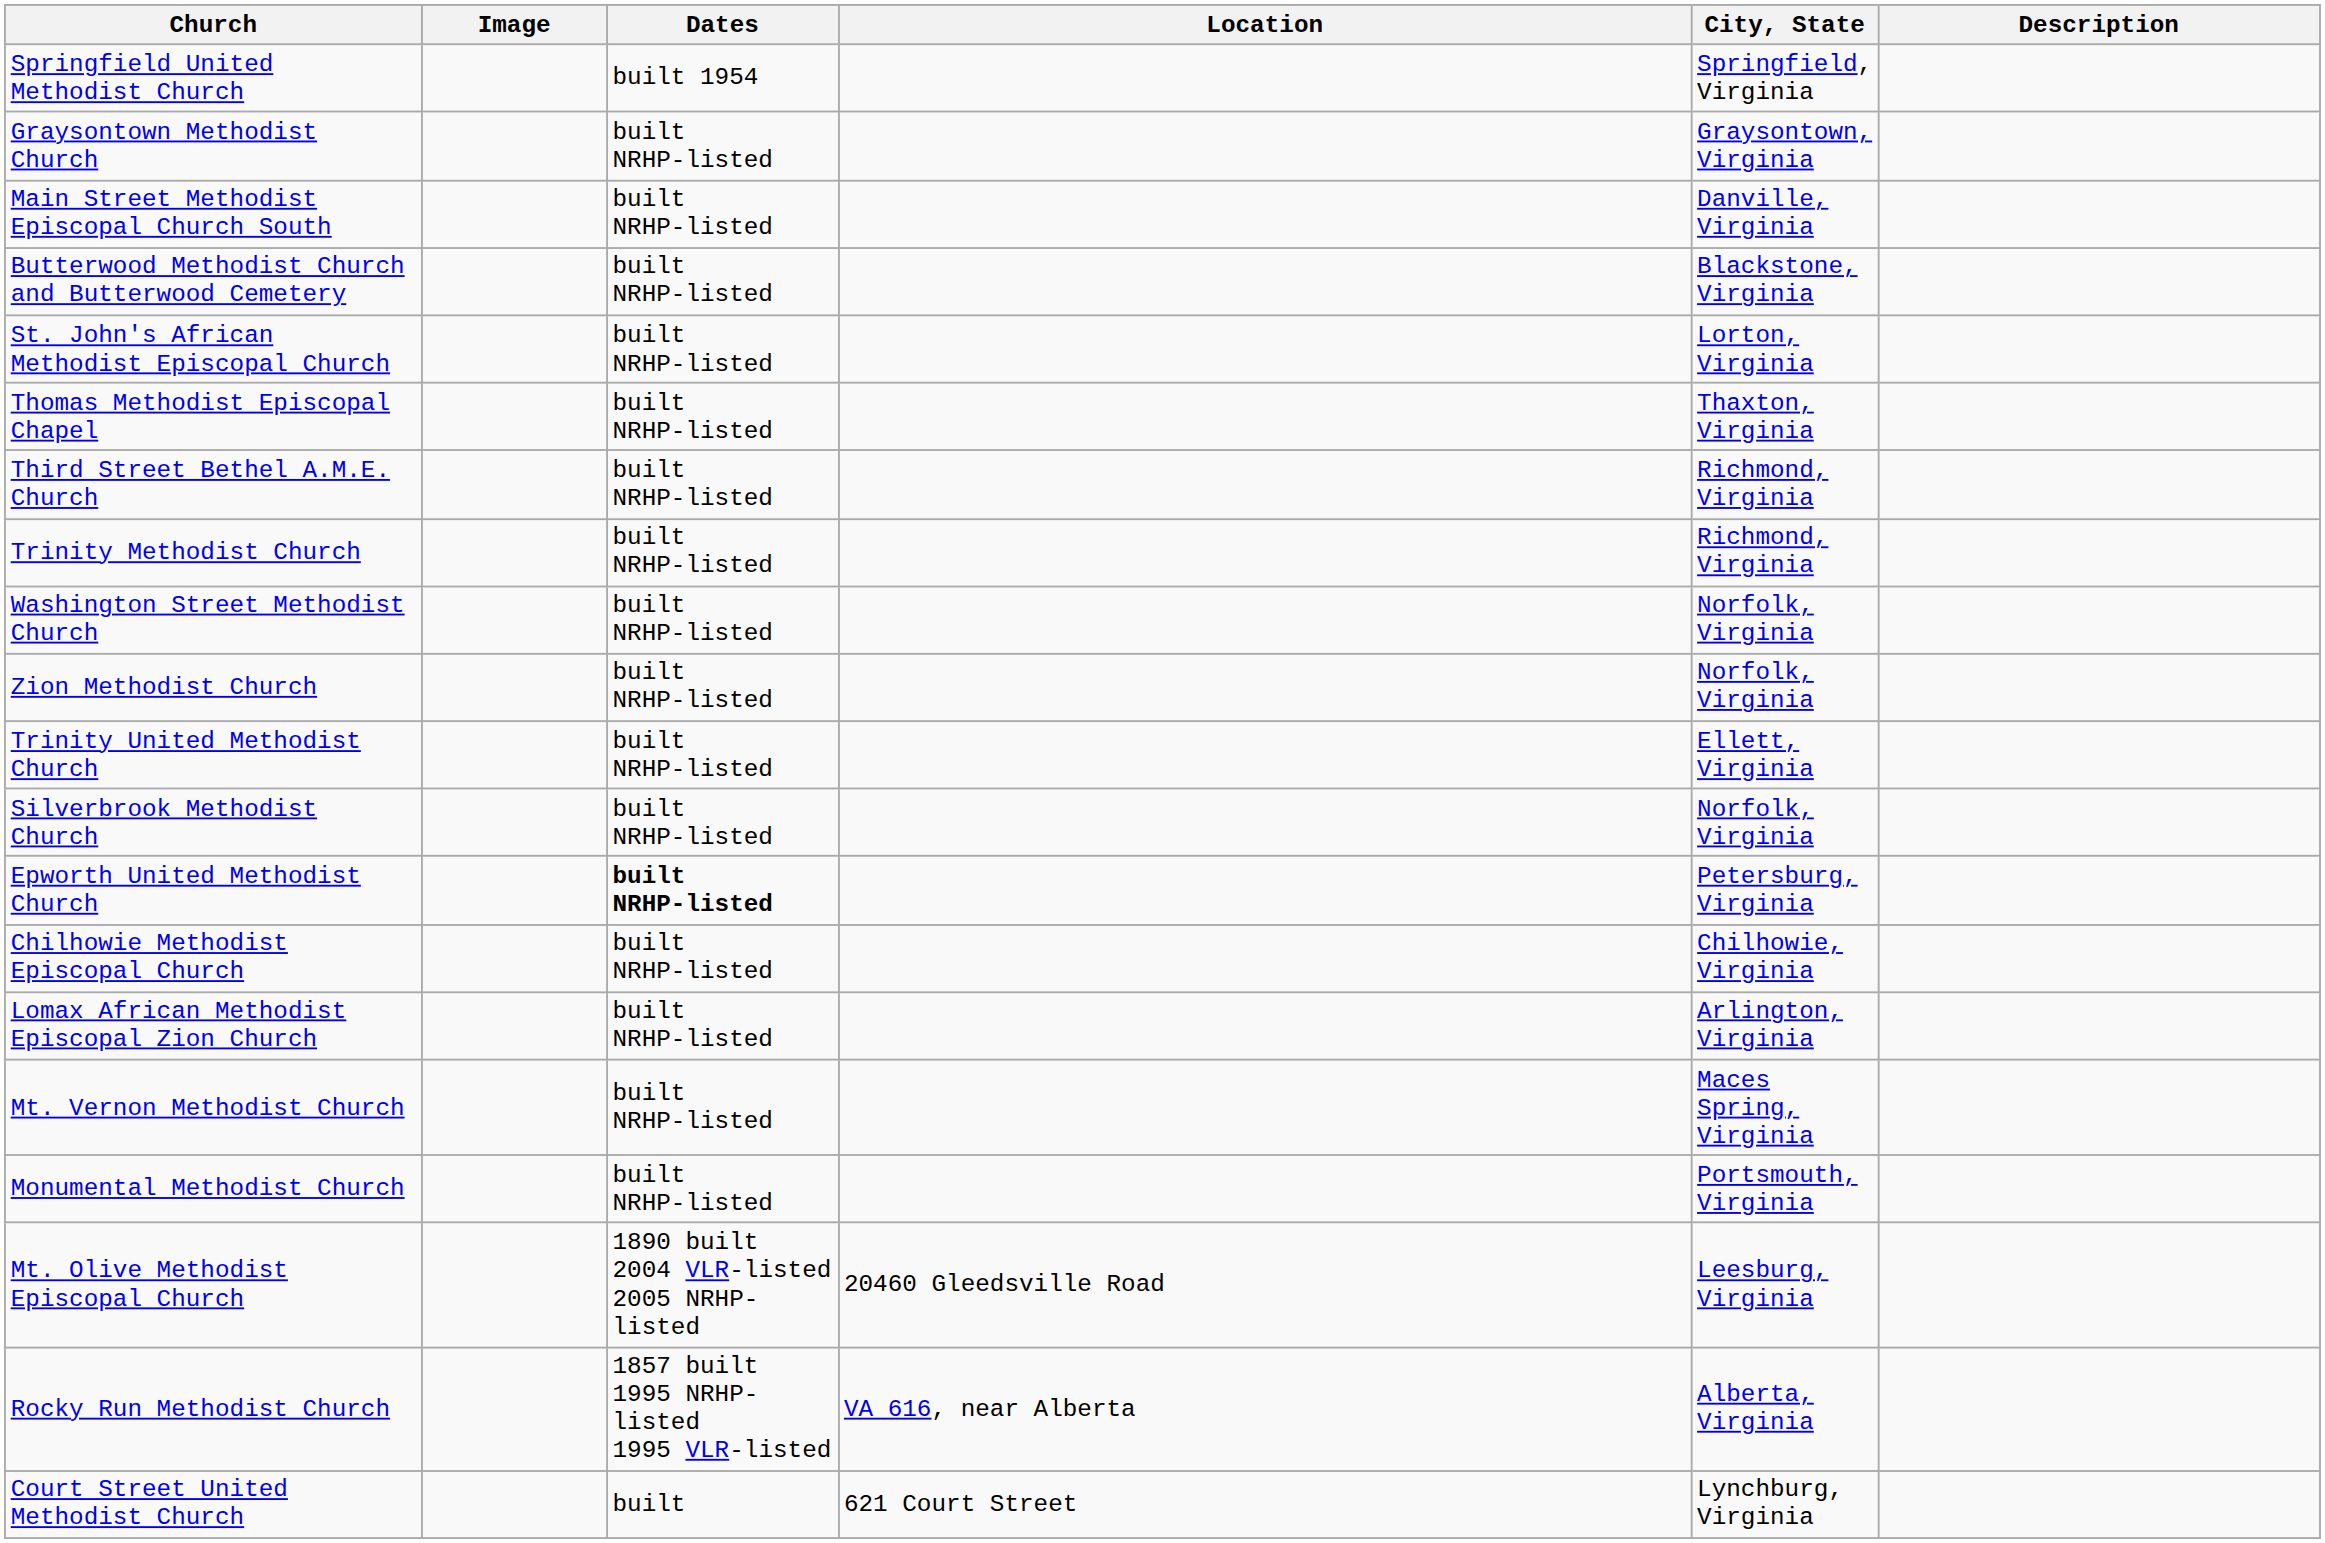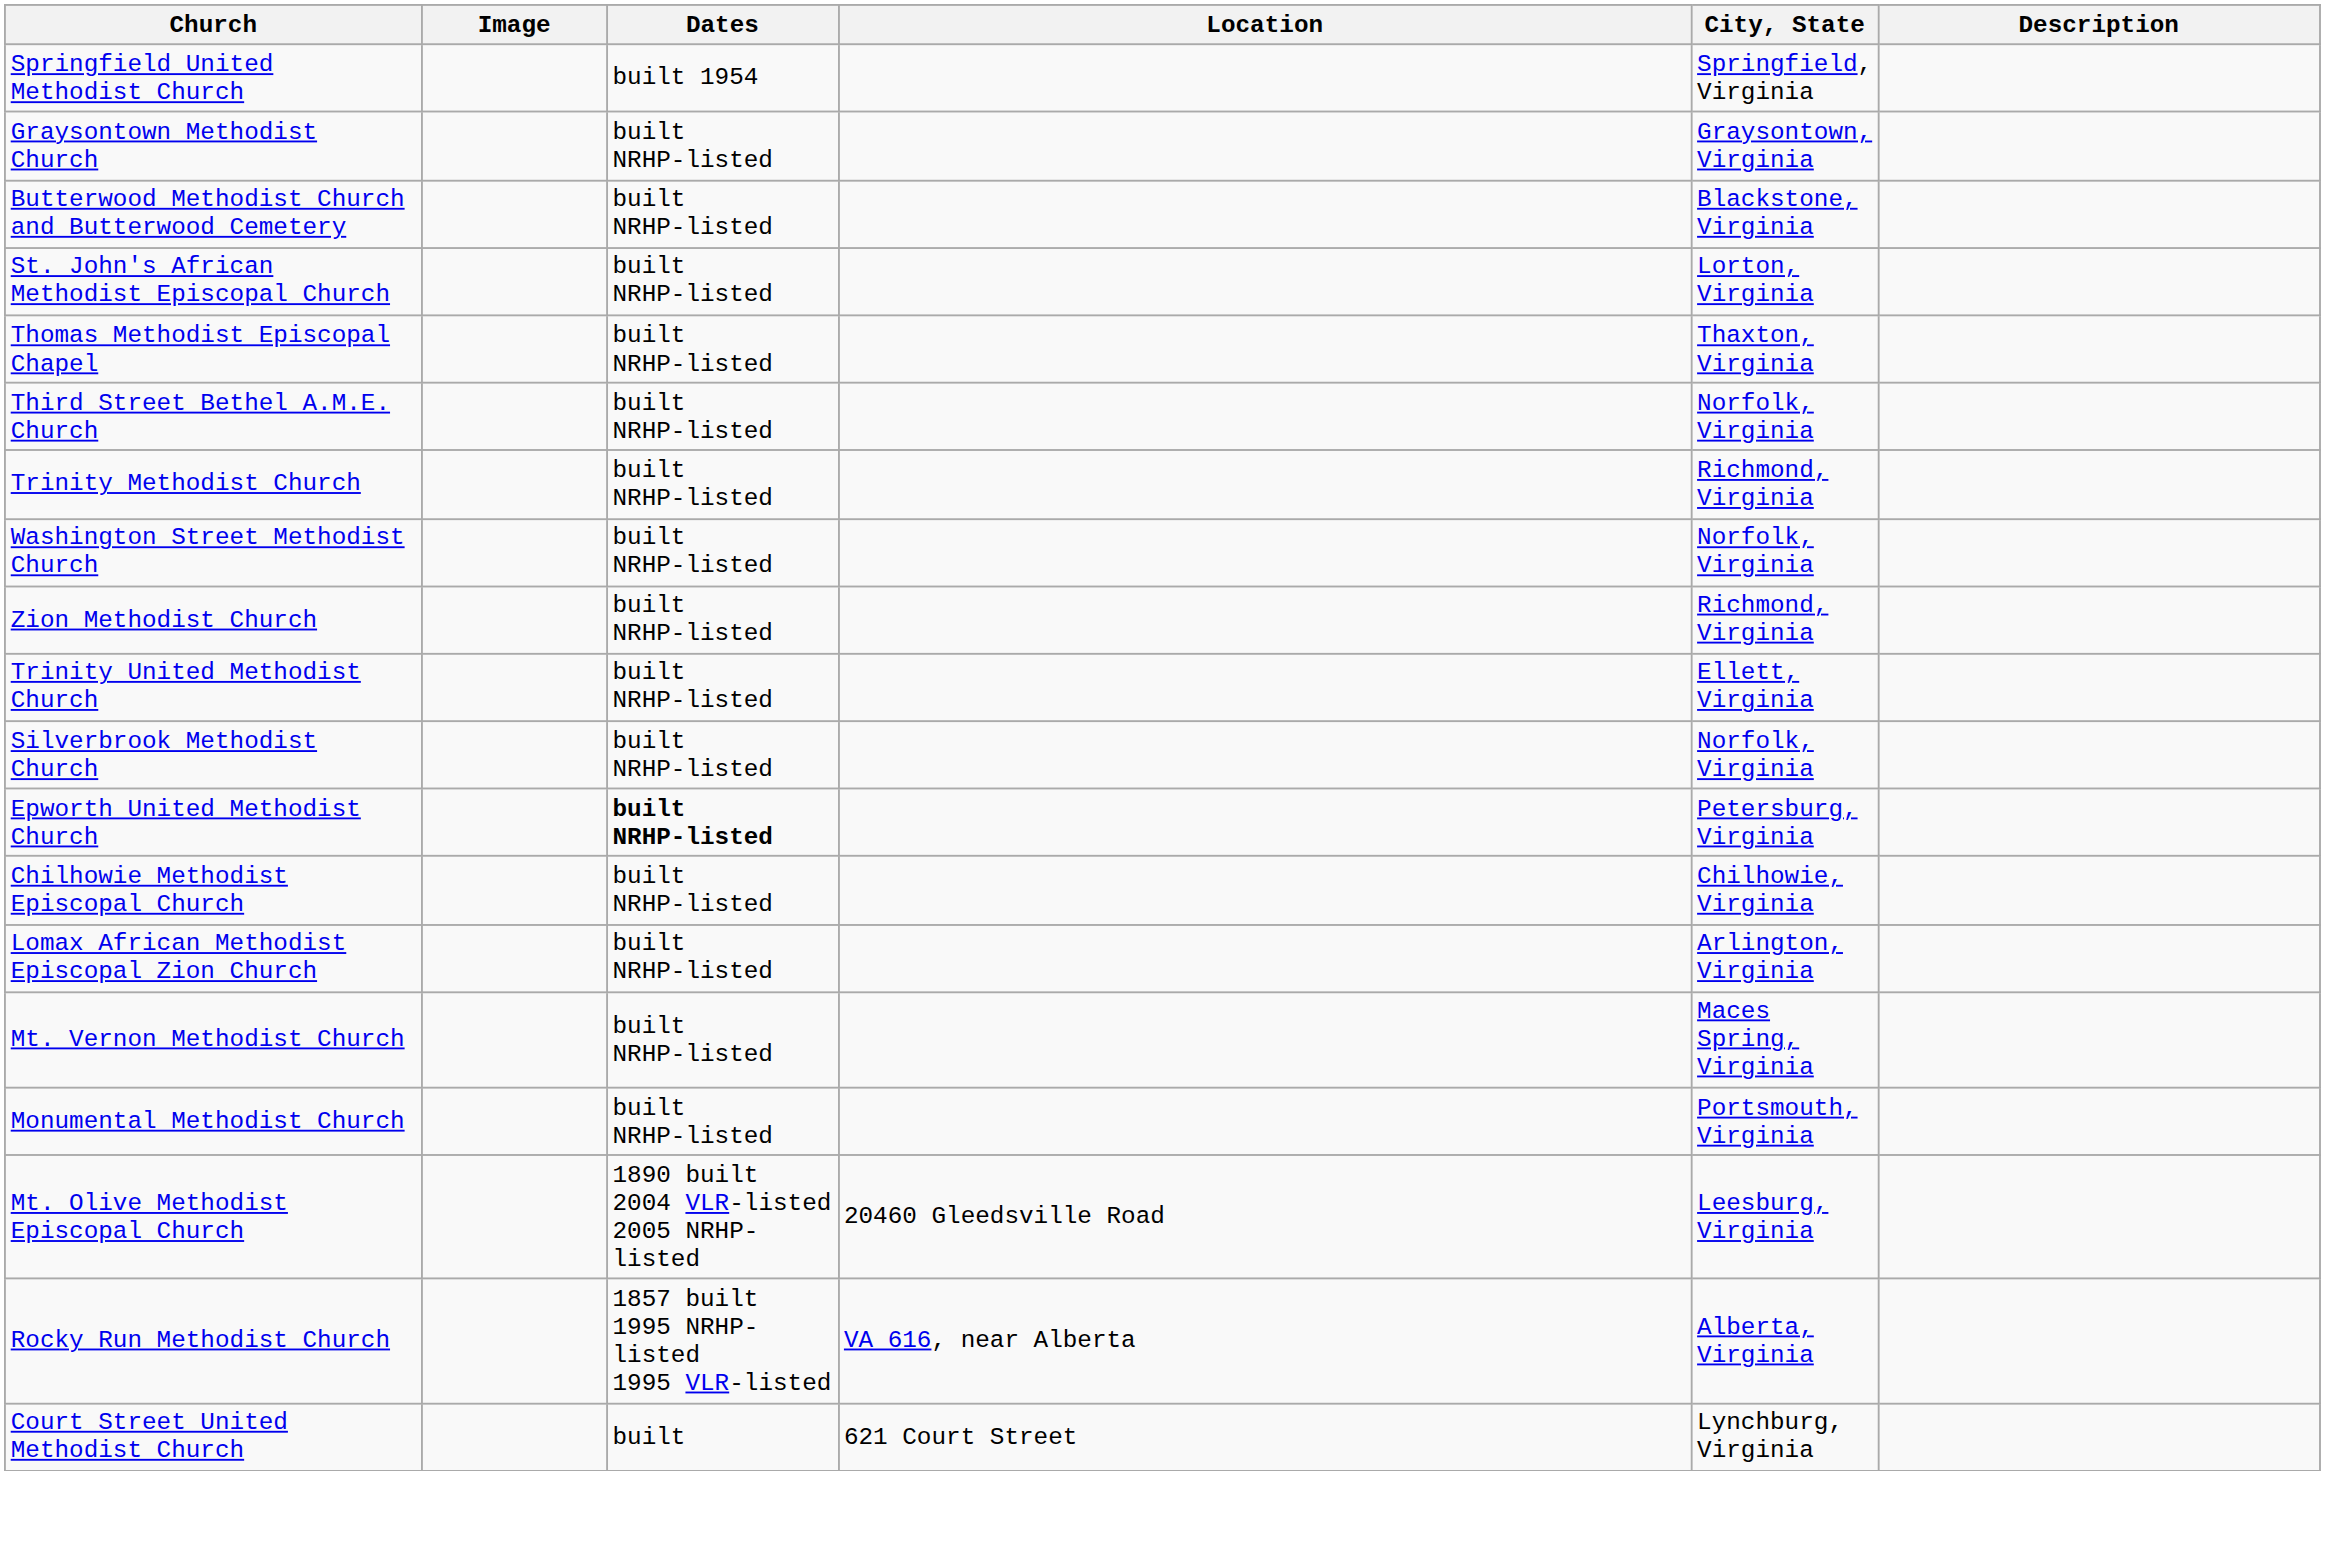- row: (171, 214)
(1763, 484) Richmond, Virginia -> (1755, 417) Norfolk, Virginia
(1755, 687) Norfolk, Virginia -> (1763, 620) Richmond, Virginia
